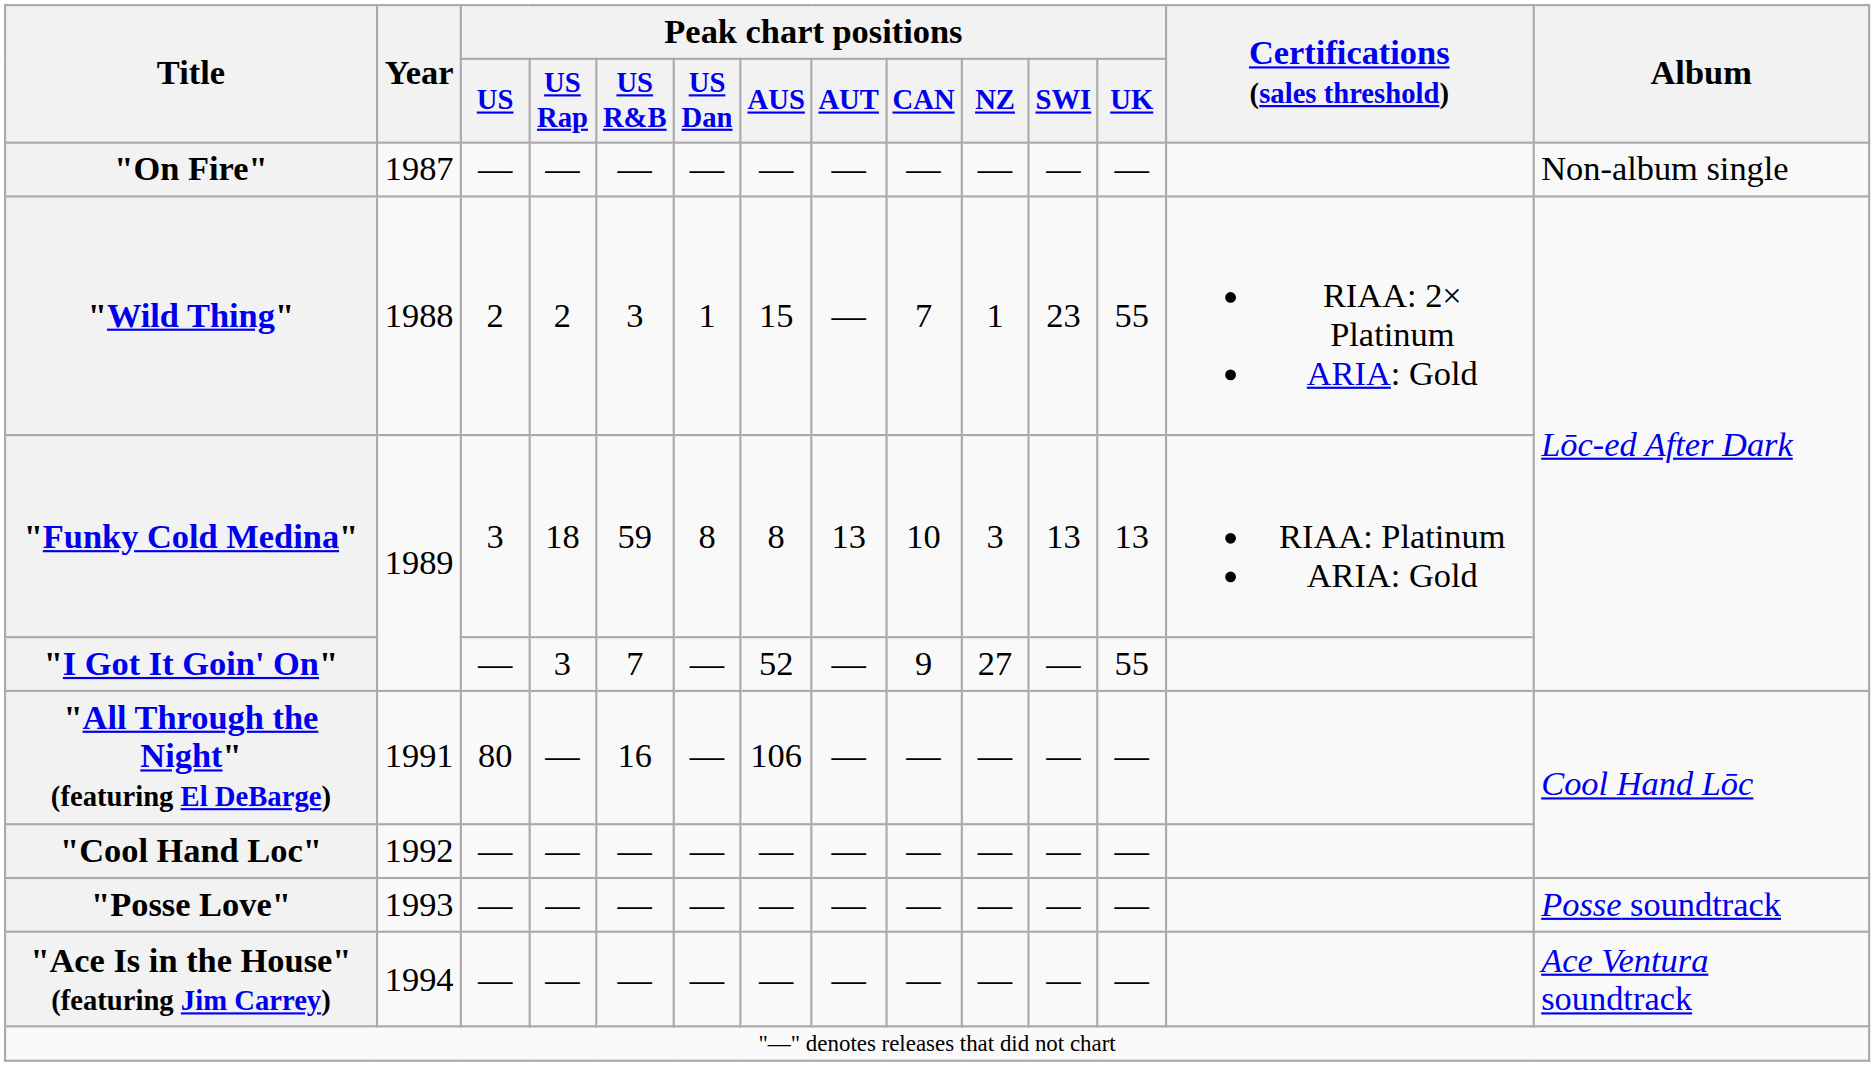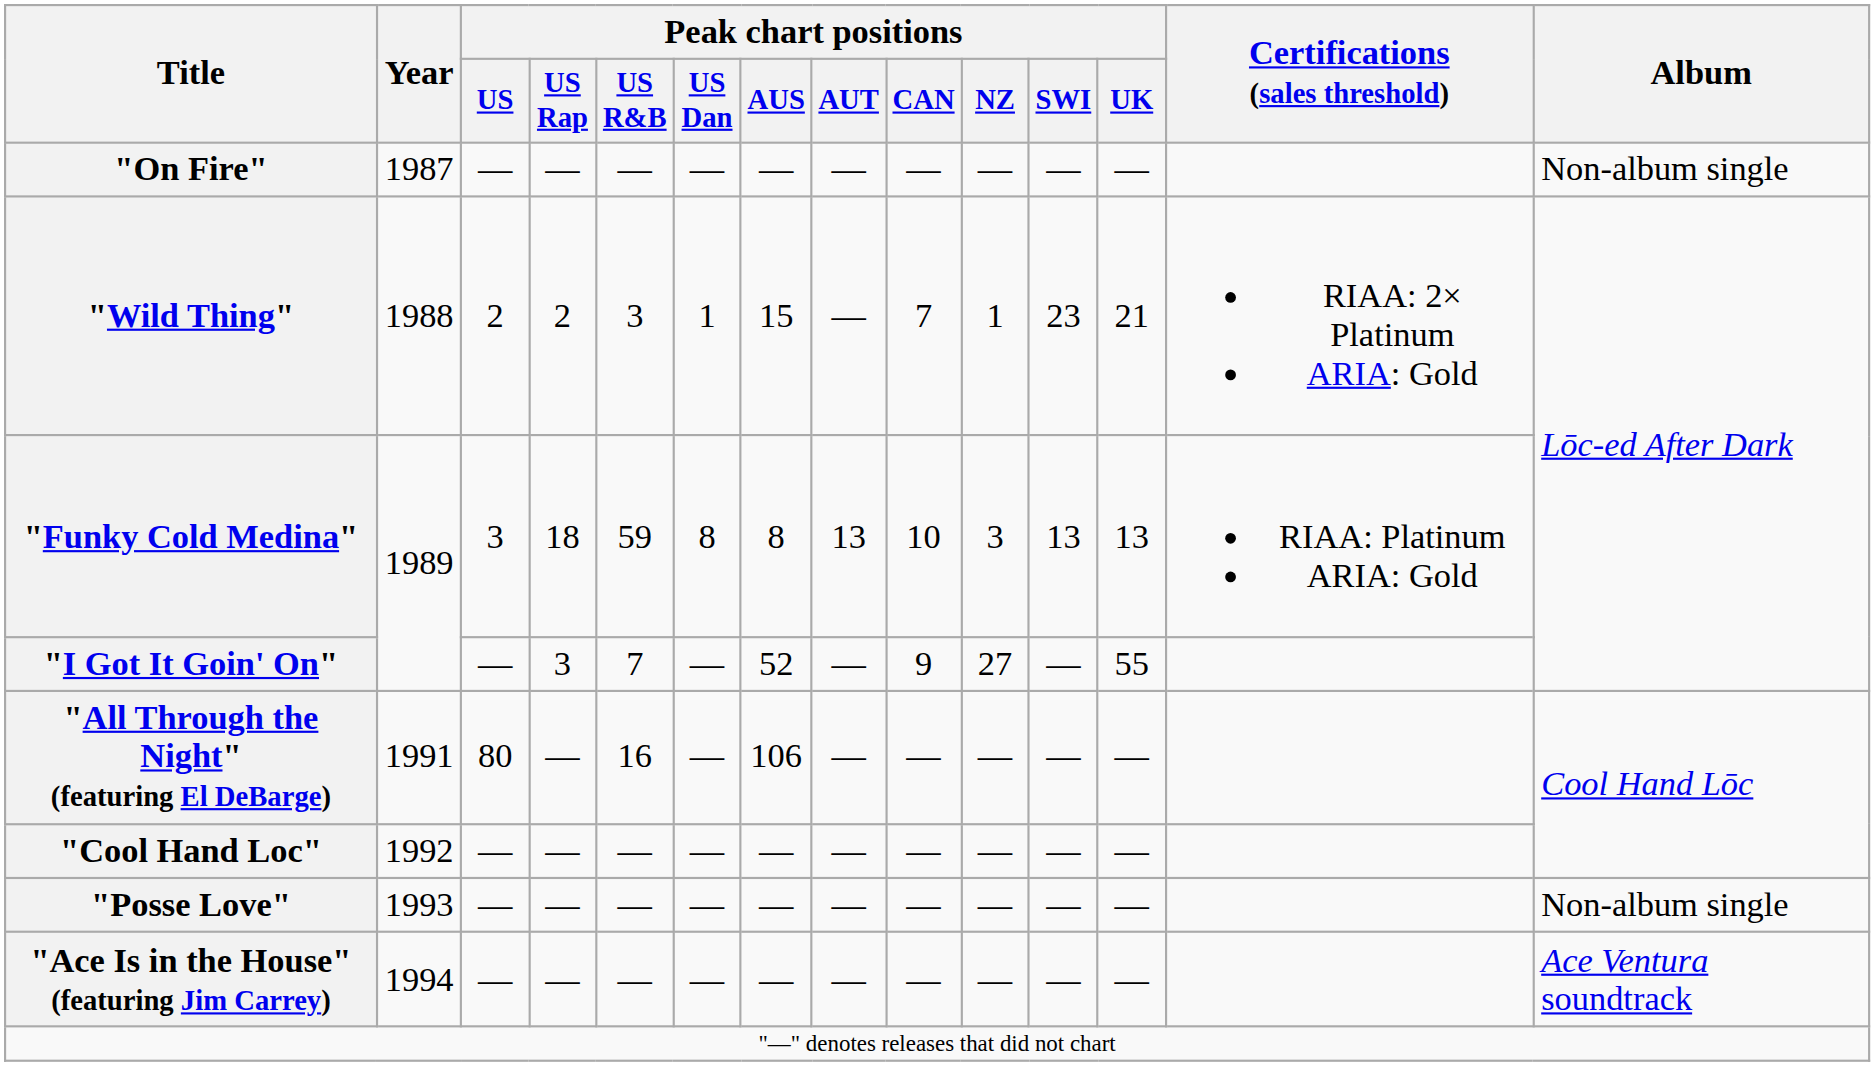(1132, 315) 55 -> (1132, 315) 21
(1661, 904) Posse soundtrack -> (1665, 904) Non-album single
